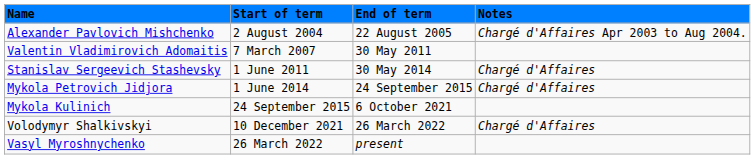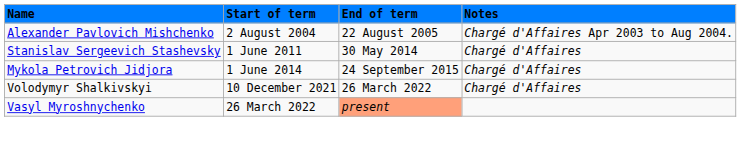- row: (117, 51)
- row: (59, 107)
(380, 144) no background -> (366, 107) lightsalmon background
